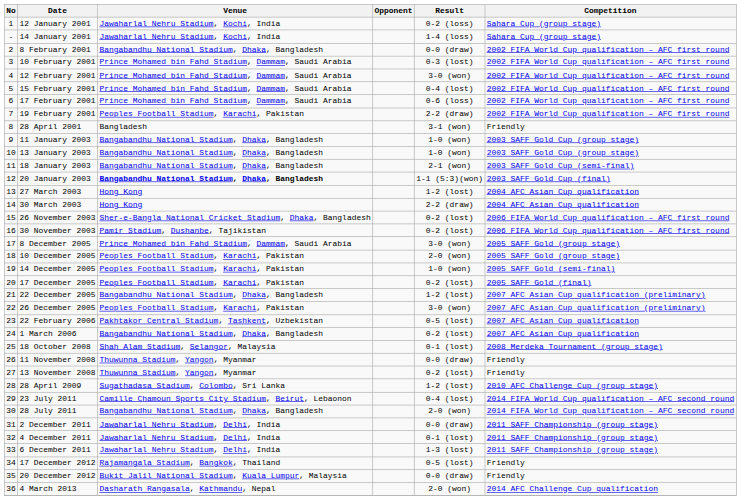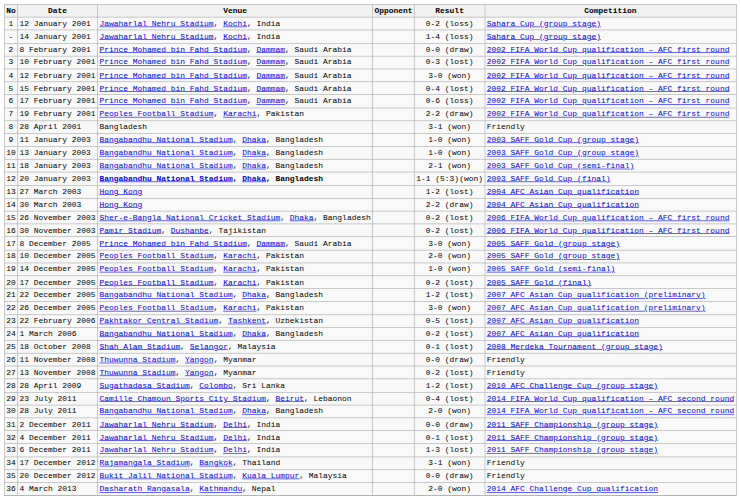(211, 50) Bangabandhu National Stadium, Dhaka, Bangladesh -> (226, 50) Prince Mohamed bin Fahd Stadium, Dammam, Saudi Arabia
(450, 463) 0-5 (lost) -> (450, 463) 3-1 (won)
